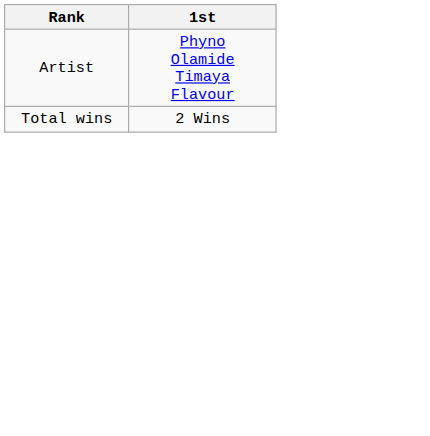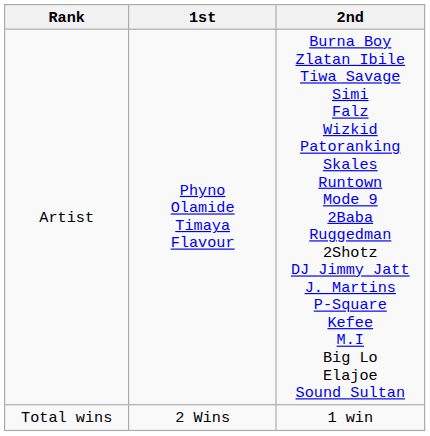+ column: (350, 17)
